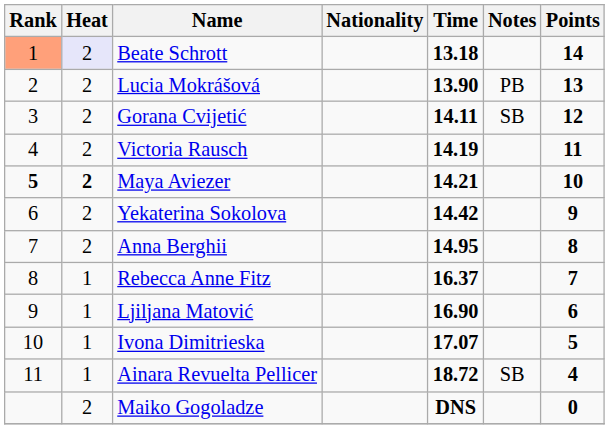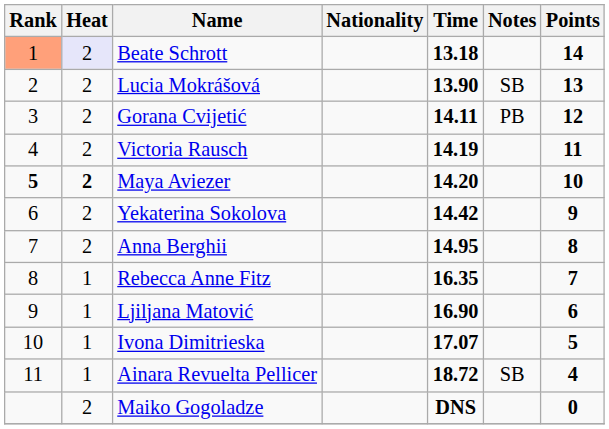(512, 85) PB -> (512, 85) SB
(512, 117) SB -> (512, 117) PB
(456, 181) 14.21 -> (456, 181) 14.20
(456, 278) 16.37 -> (456, 278) 16.35
